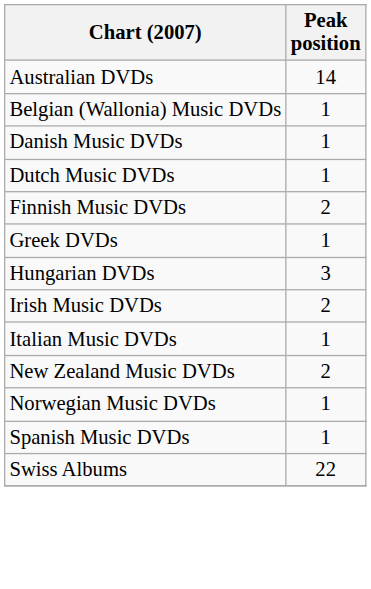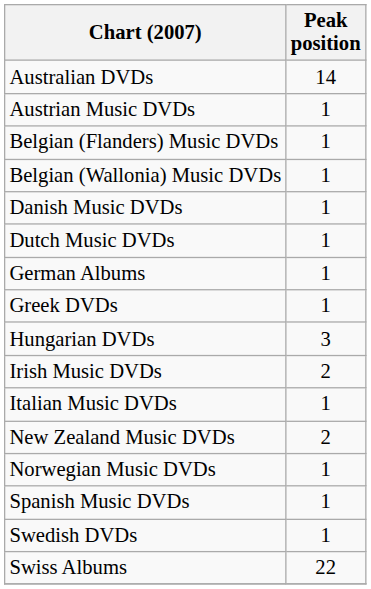+ row: (102, 109)
+ row: (144, 142)
- row: (98, 207)
+ row: (77, 273)
+ row: (73, 535)
